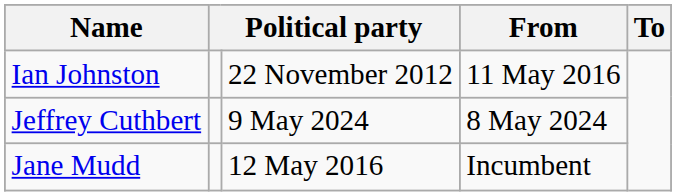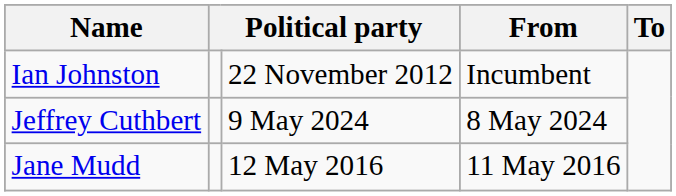(543, 73) 11 May 2016 -> (528, 73) Incumbent
(528, 166) Incumbent -> (543, 166) 11 May 2016
